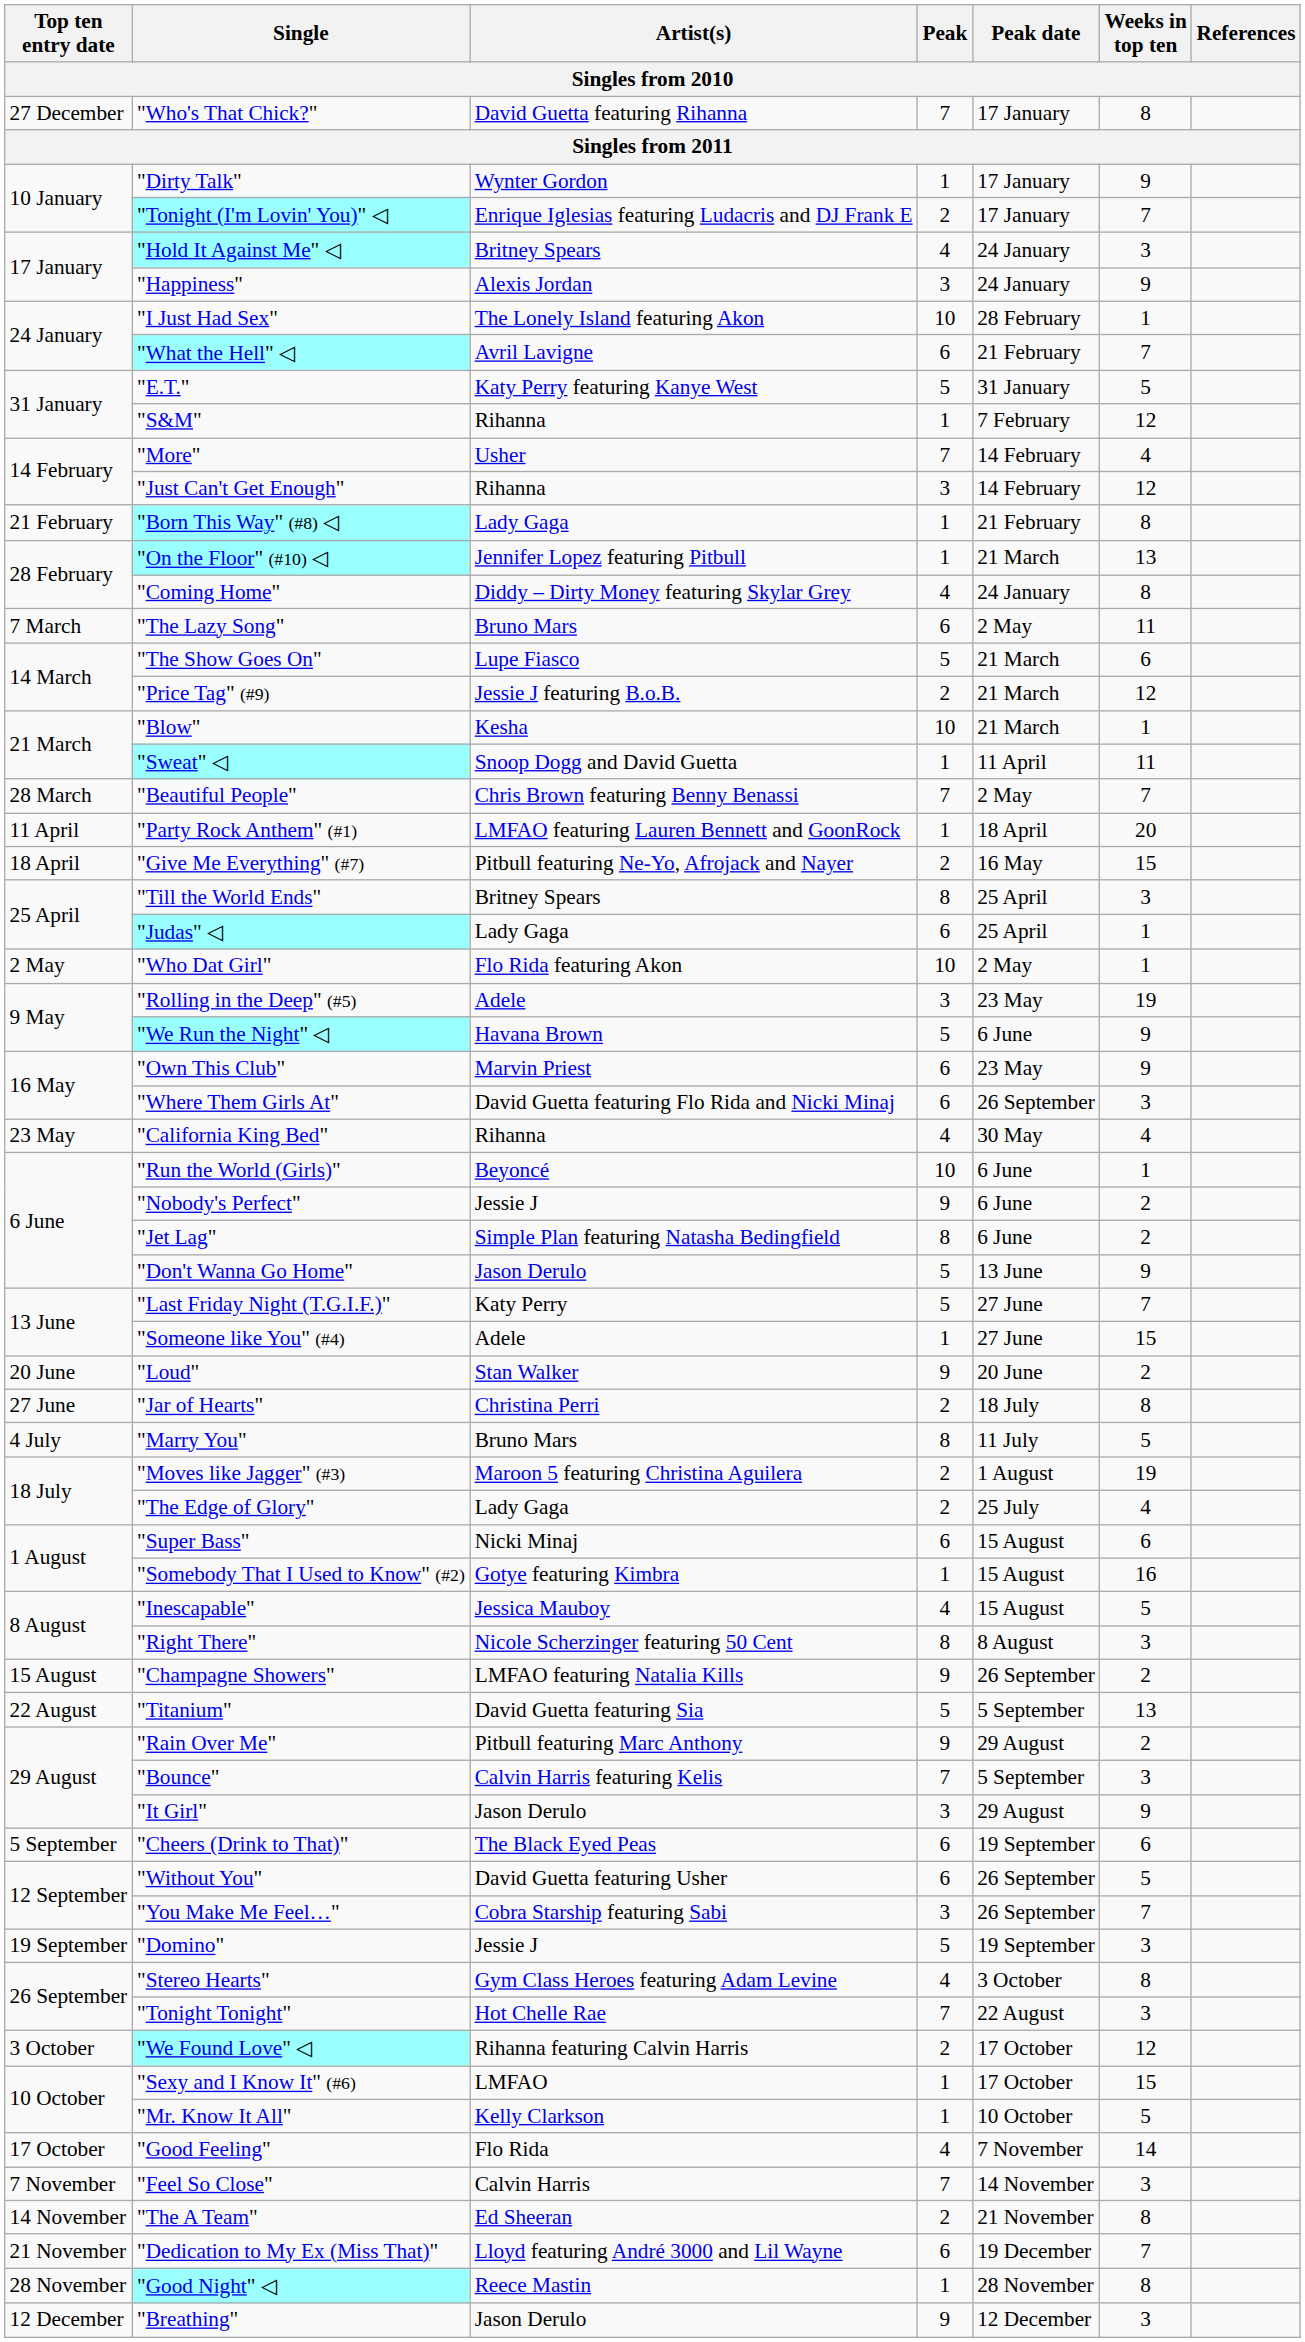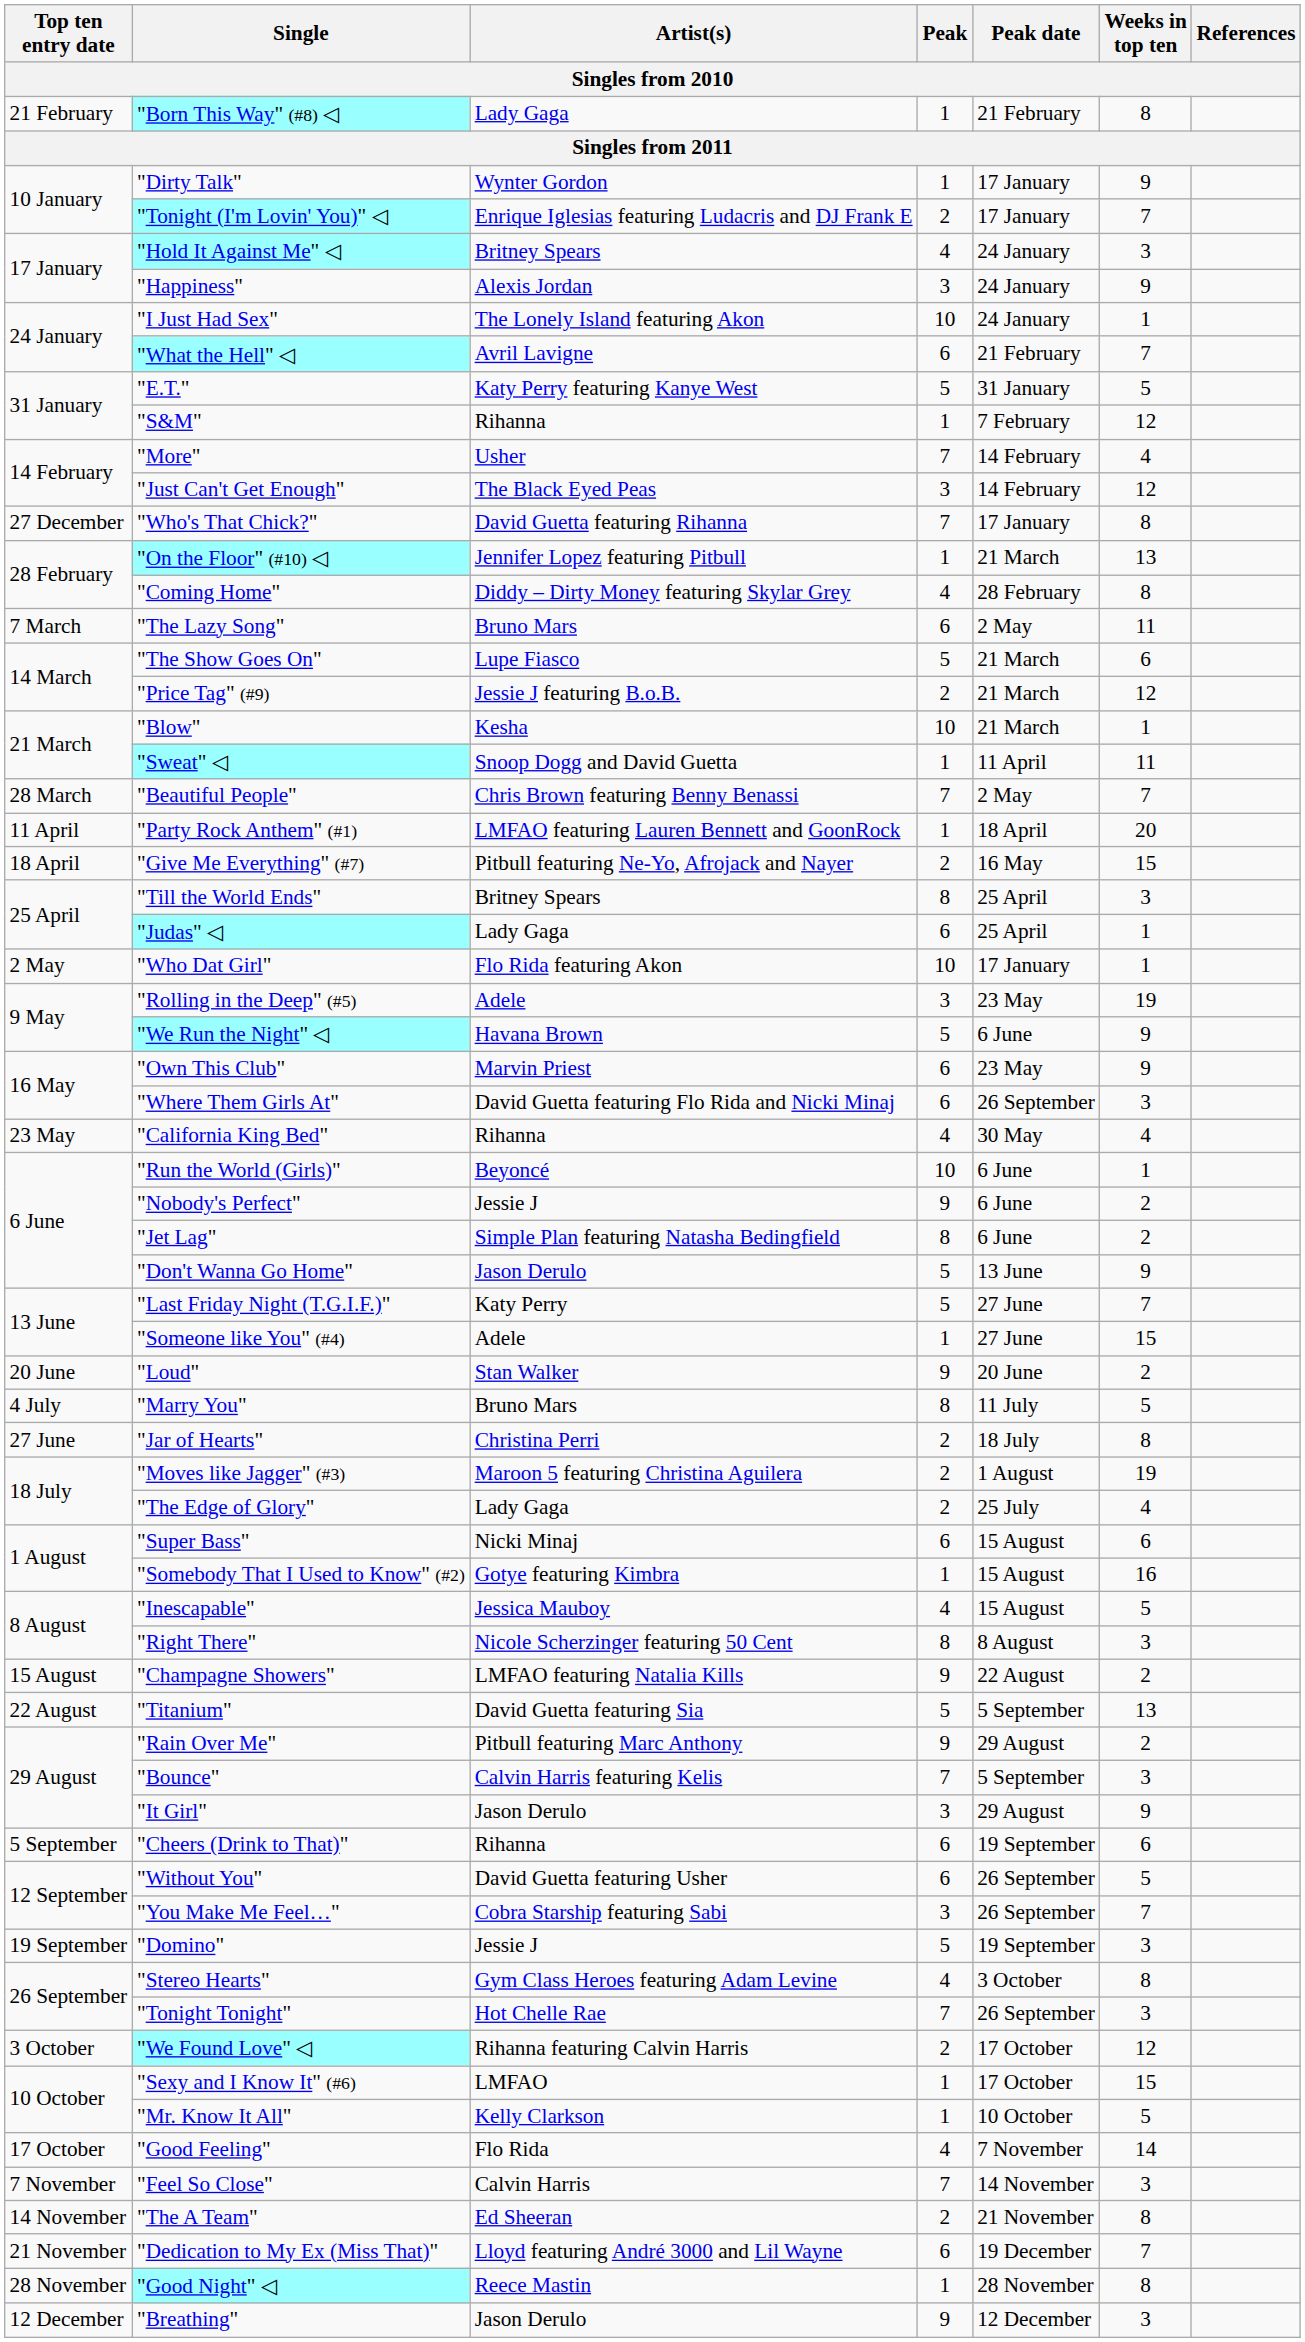rows swapped: (227, 112) <-> (238, 523)
(1029, 317) 28 February -> (1024, 319) 24 January
(510, 488) Rihanna -> (565, 489) The Black Eyed Peas
(1024, 591) 24 January -> (1029, 591) 28 February
(1005, 965) 2 May -> (1024, 965) 17 January
rows swapped: (200, 1405) <-> (192, 1439)
(1036, 1675) 26 September -> (1021, 1675) 22 August
(565, 1844) The Black Eyed Peas -> (510, 1844) Rihanna
(1021, 2013) 22 August -> (1036, 2013) 26 September
